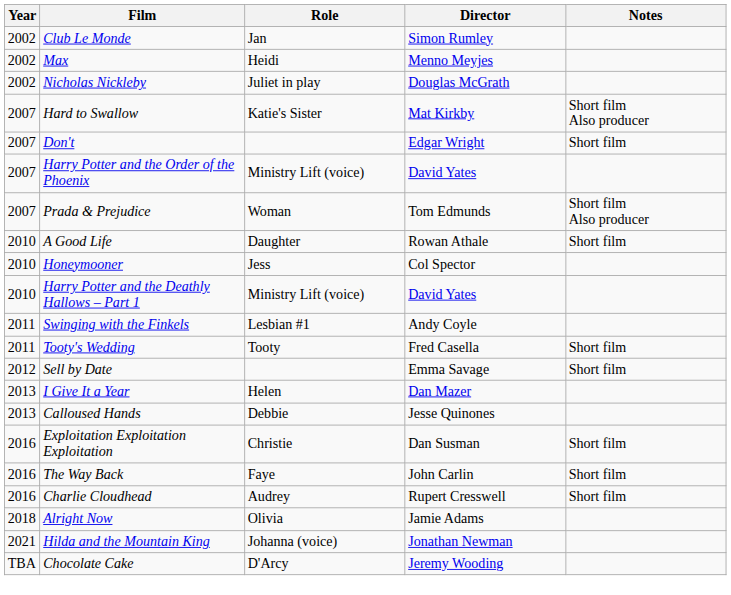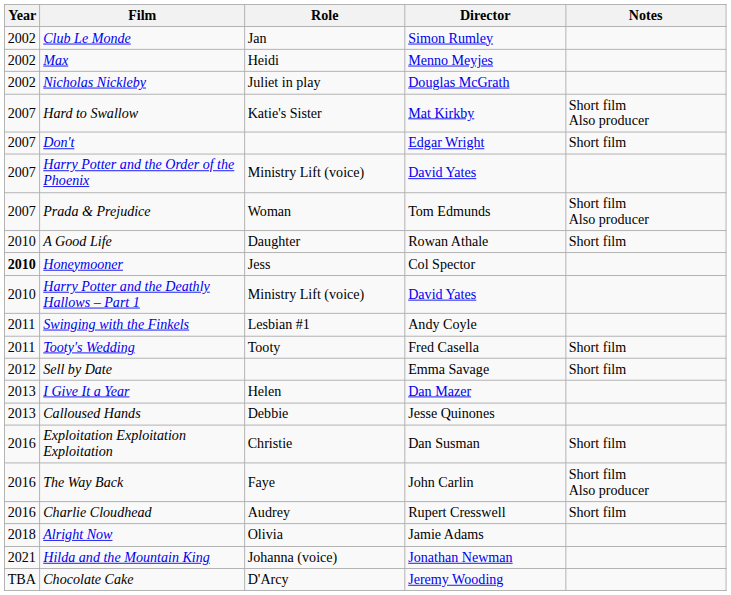(22, 264) normal -> (22, 264) bold
(597, 474) Short film -> (609, 482) Short film Also producer
